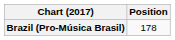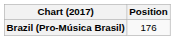(149, 27) 178 -> (149, 27) 176
